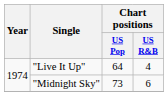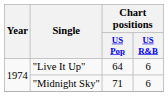(148, 66) 4 -> (148, 66) 6
(117, 83) 73 -> (117, 83) 71
